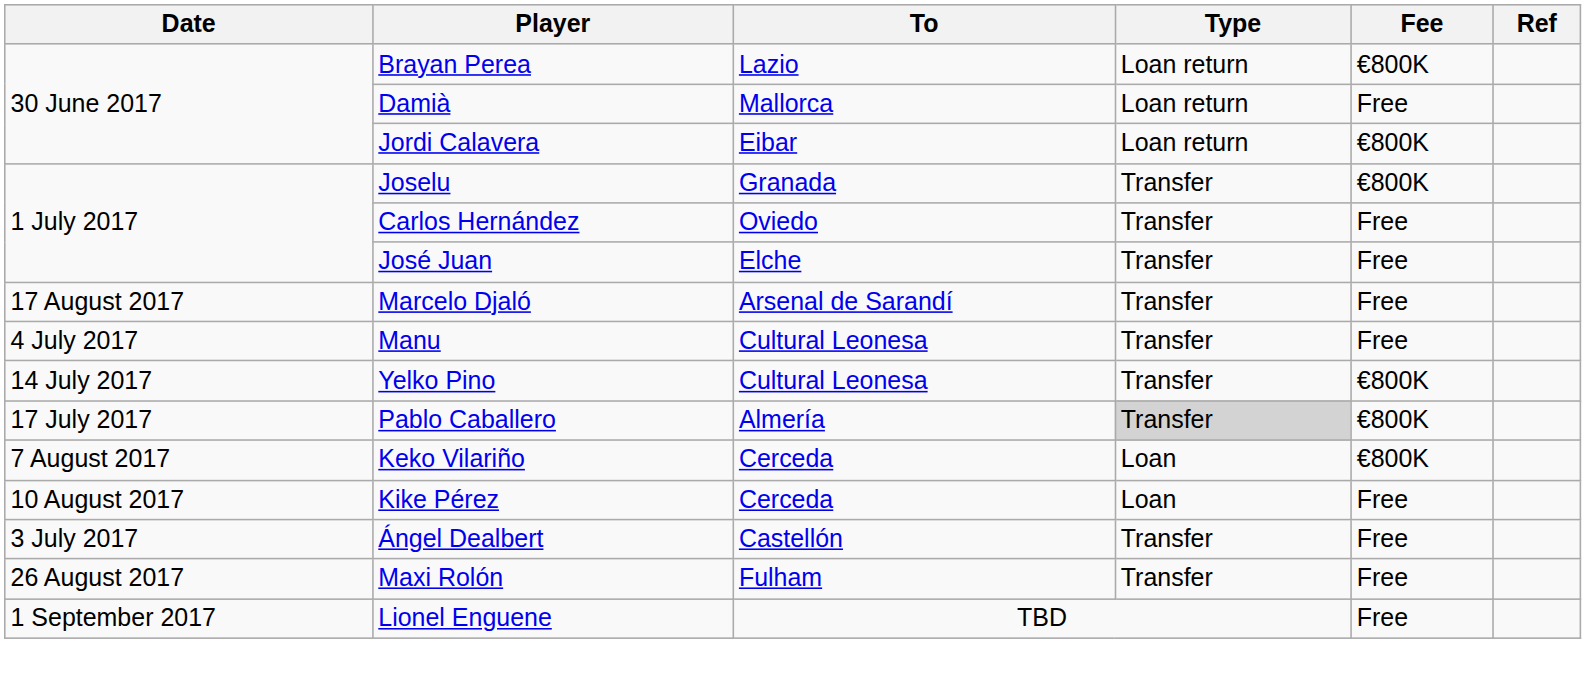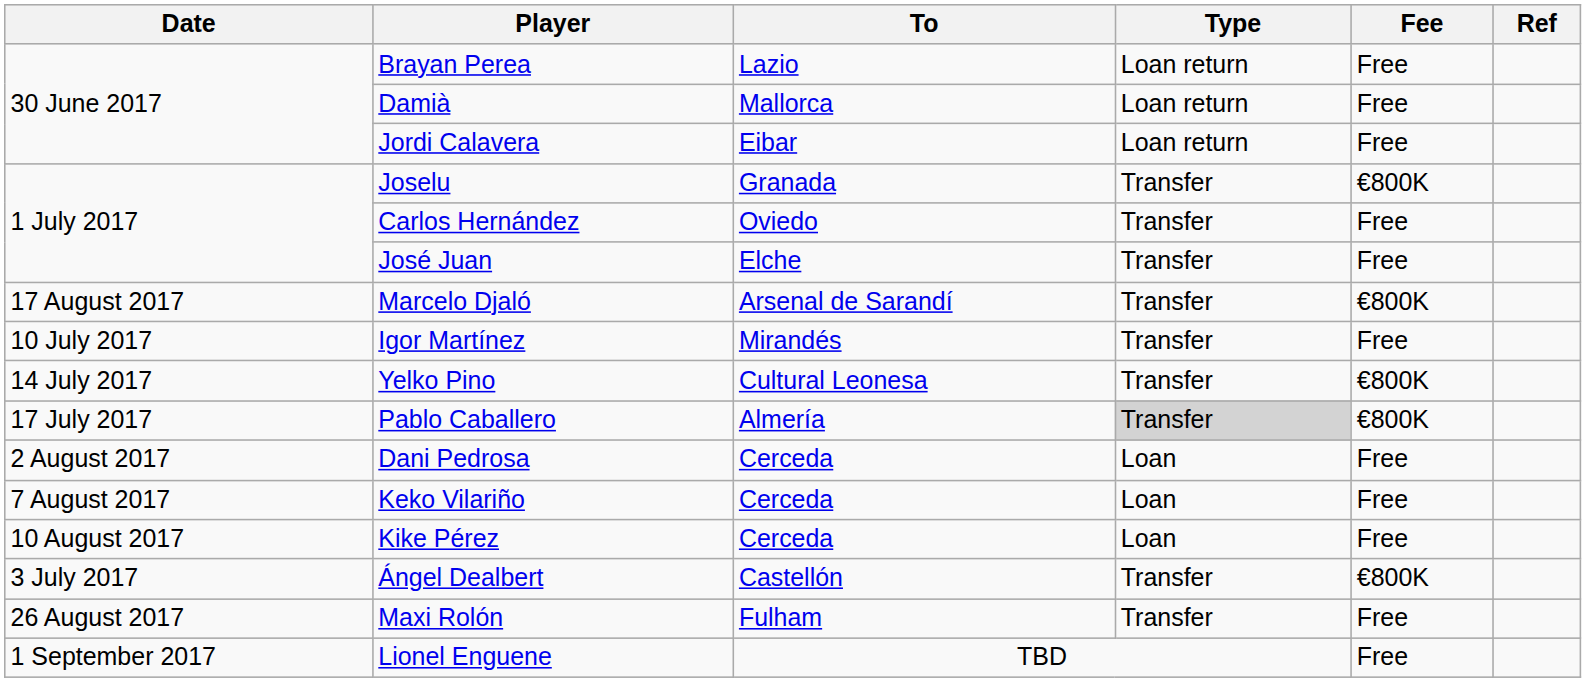(1393, 63) €800K -> (1382, 63) Free
(1393, 143) €800K -> (1382, 143) Free
(1382, 301) Free -> (1393, 301) €800K
- row: (410, 340)
+ row: (452, 340)
+ row: (454, 459)
(1393, 459) €800K -> (1382, 499) Free
(1382, 538) Free -> (1393, 578) €800K
